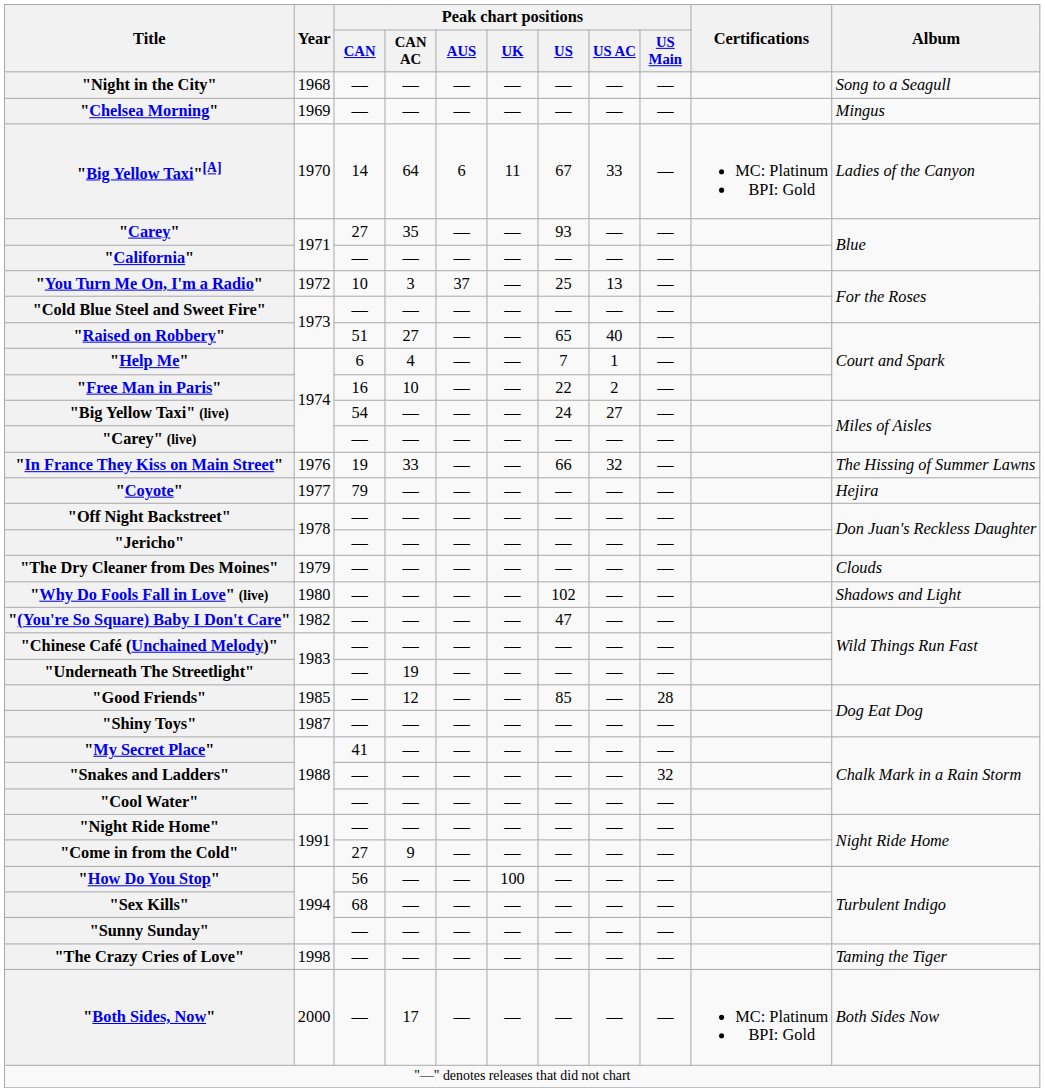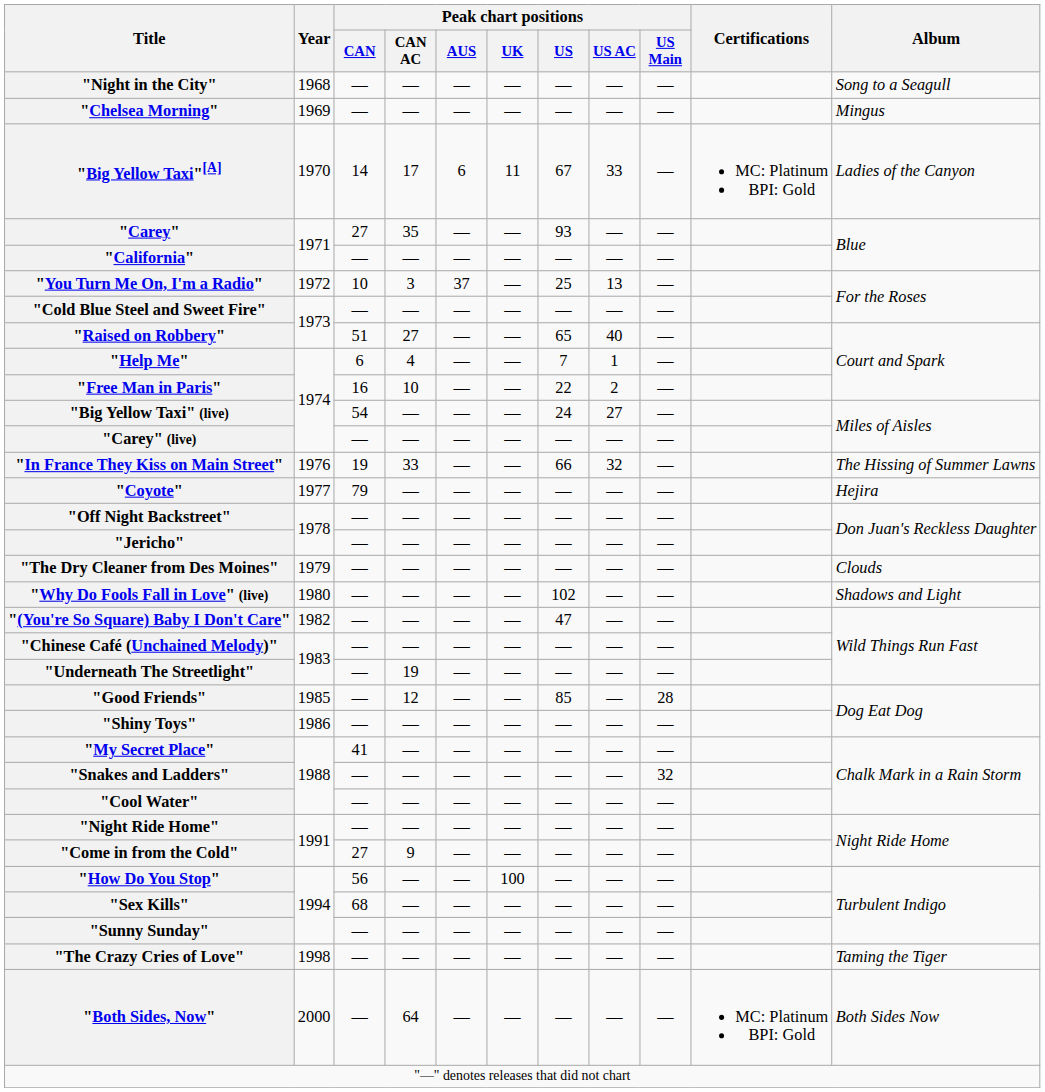(411, 171) 64 -> (411, 171) 17
(314, 723) 1987 -> (314, 723) 1986
(411, 1017) 17 -> (411, 1017) 64
